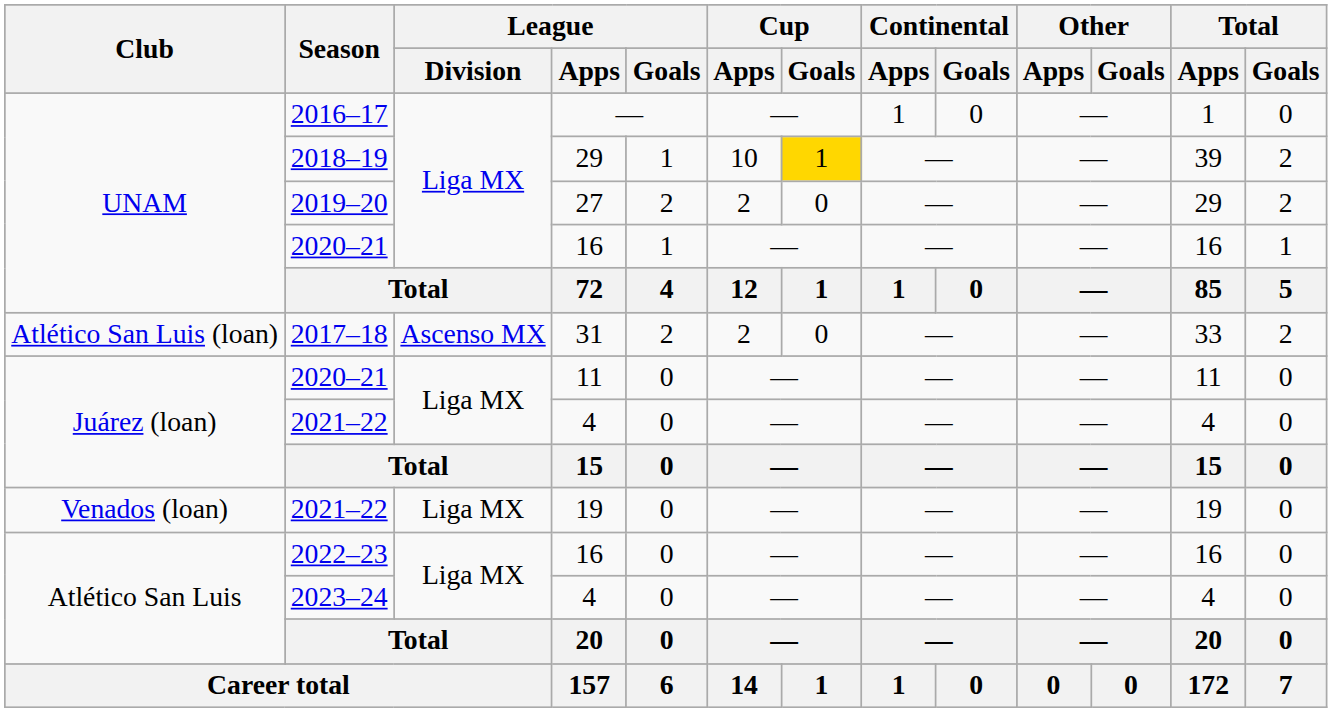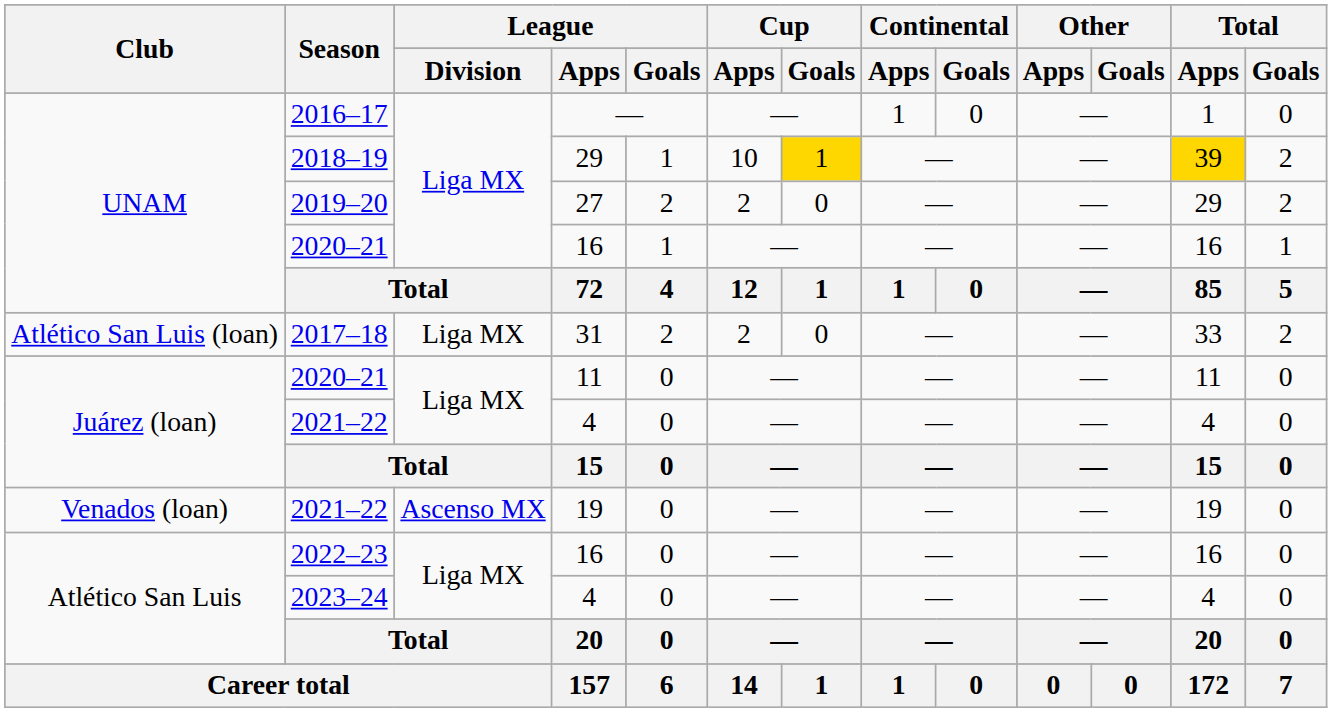(1208, 158) no background -> (1208, 158) gold background
(473, 333) Ascenso MX -> (473, 333) Liga MX
(473, 509) Liga MX -> (473, 509) Ascenso MX
